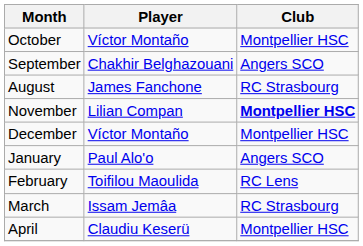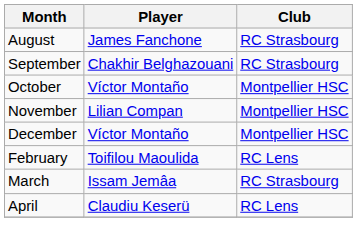rows swapped: (31, 87) <-> (34, 40)
(282, 64) Angers SCO -> (289, 64) RC Strasbourg
(298, 111) bold -> (294, 111) normal
- row: (34, 158)
(294, 229) Montpellier HSC -> (269, 205) RC Lens
